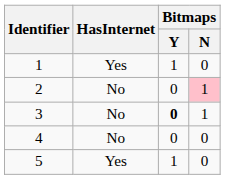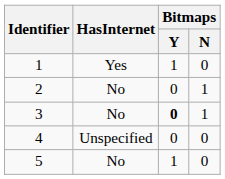(204, 89) pink background -> (204, 89) no background
(116, 137) No -> (116, 137) Unspecified
(116, 161) Yes -> (116, 161) No
